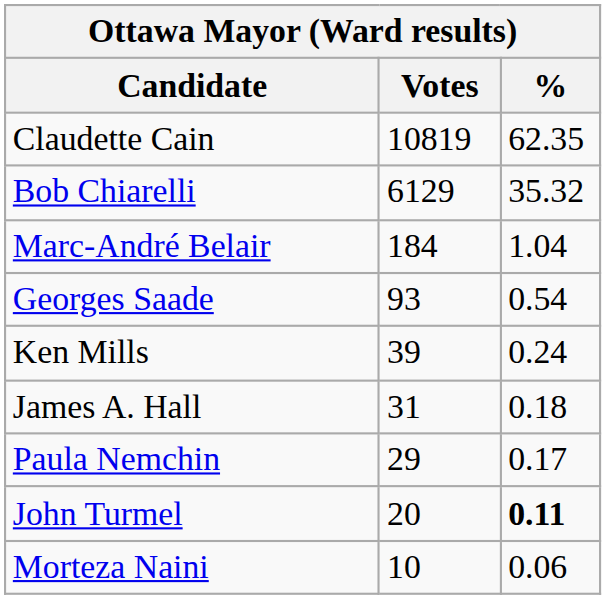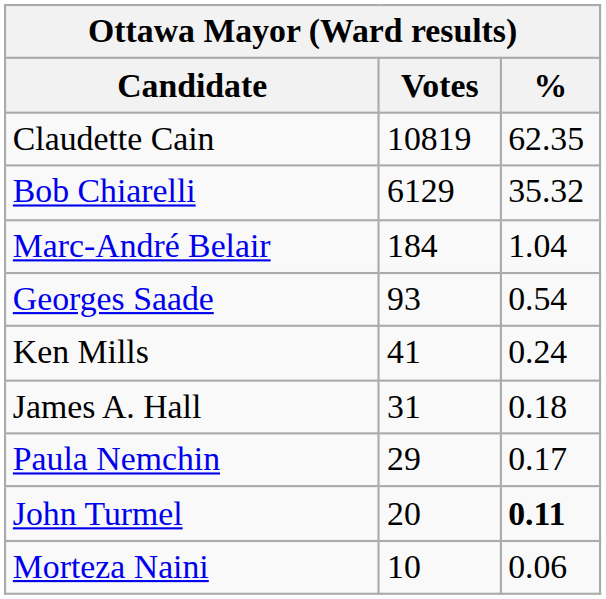(404, 352) 39 -> (404, 352) 41
